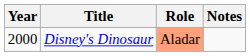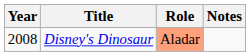(23, 39) 2000 -> (23, 39) 2008
